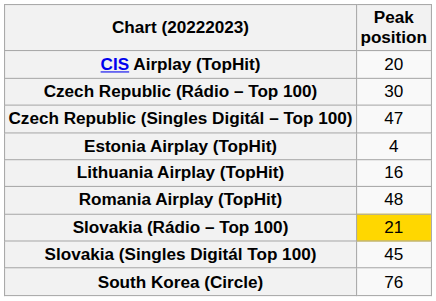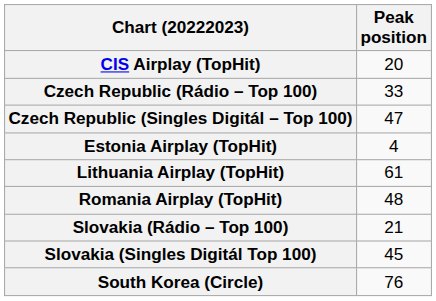(394, 91) 30 -> (394, 91) 33
(394, 173) 16 -> (394, 173) 61
(394, 227) gold background -> (394, 227) no background
